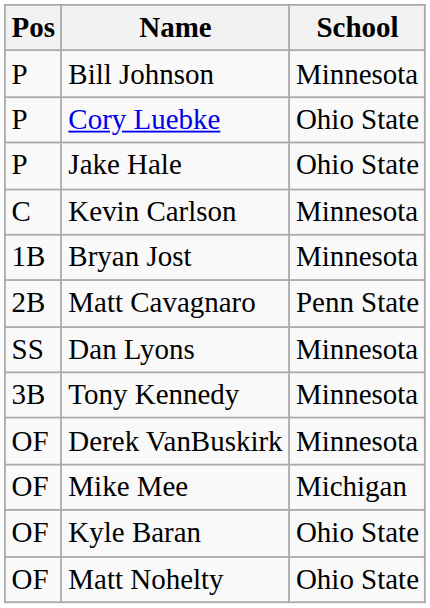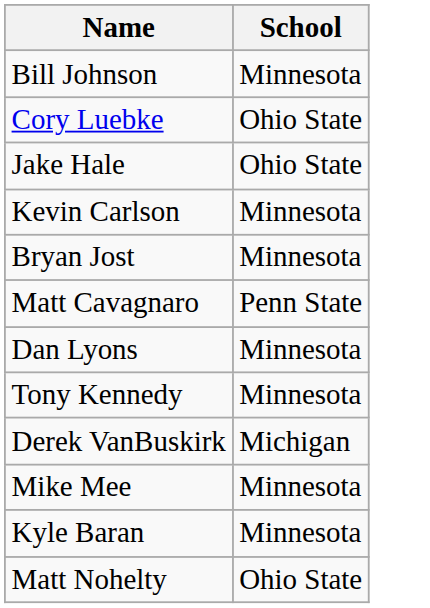- column: (33, 27)
(357, 440) Minnesota -> (295, 440) Michigan
(351, 486) Michigan -> (300, 486) Minnesota
(357, 532) Ohio State -> (300, 532) Minnesota
